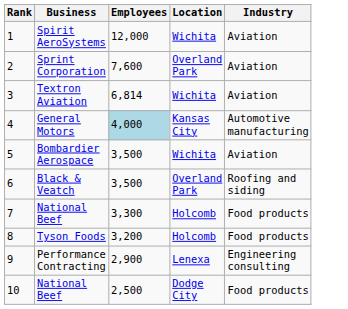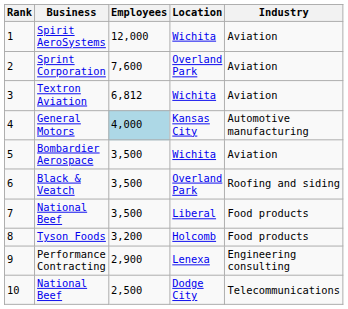(127, 96) 6,814 -> (127, 96) 6,812
(127, 214) 3,300 -> (127, 214) 3,500
(194, 214) Holcomb -> (194, 214) Liberal
(268, 290) Food products -> (284, 290) Telecommunications
